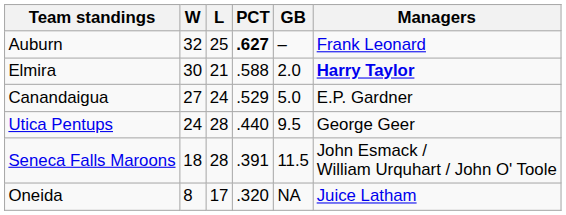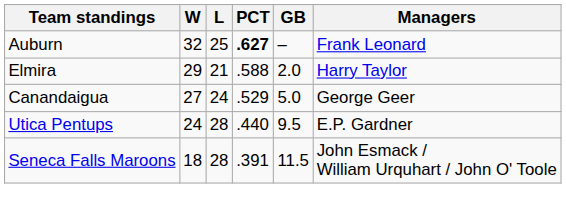(193, 71) 30 -> (193, 71) 29
(366, 71) bold -> (362, 71) normal
(365, 97) E.P. Gardner -> (366, 97) George Geer
(366, 124) George Geer -> (365, 124) E.P. Gardner
- row: (35, 196)
